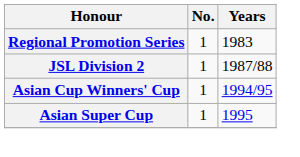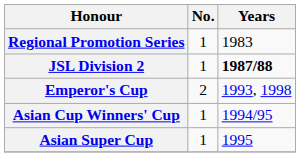(247, 66) normal -> (247, 66) bold
+ row: (96, 90)
